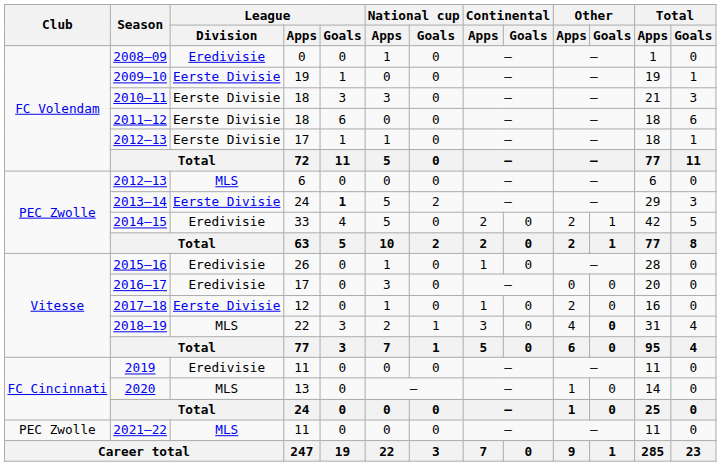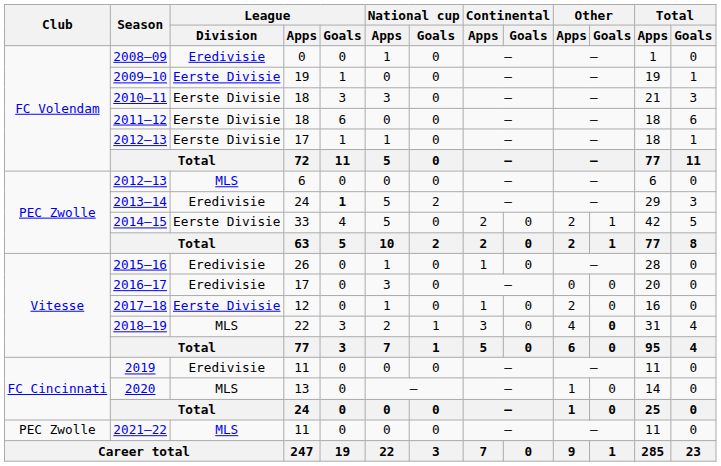(227, 202) Eerste Divisie -> (227, 202) Eredivisie
(227, 223) Eredivisie -> (227, 223) Eerste Divisie
